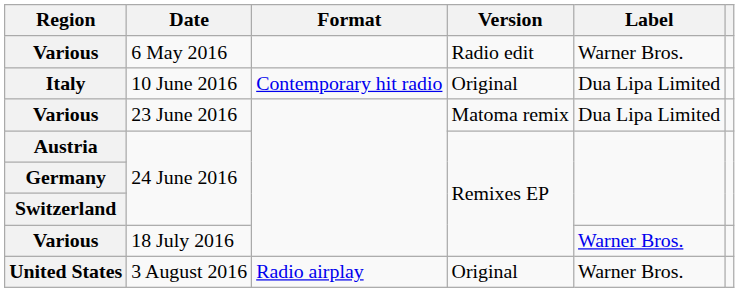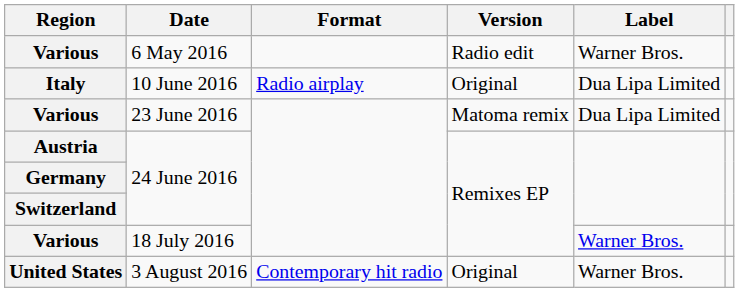(349, 83) Contemporary hit radio -> (310, 83) Radio airplay
(310, 271) Radio airplay -> (349, 271) Contemporary hit radio
